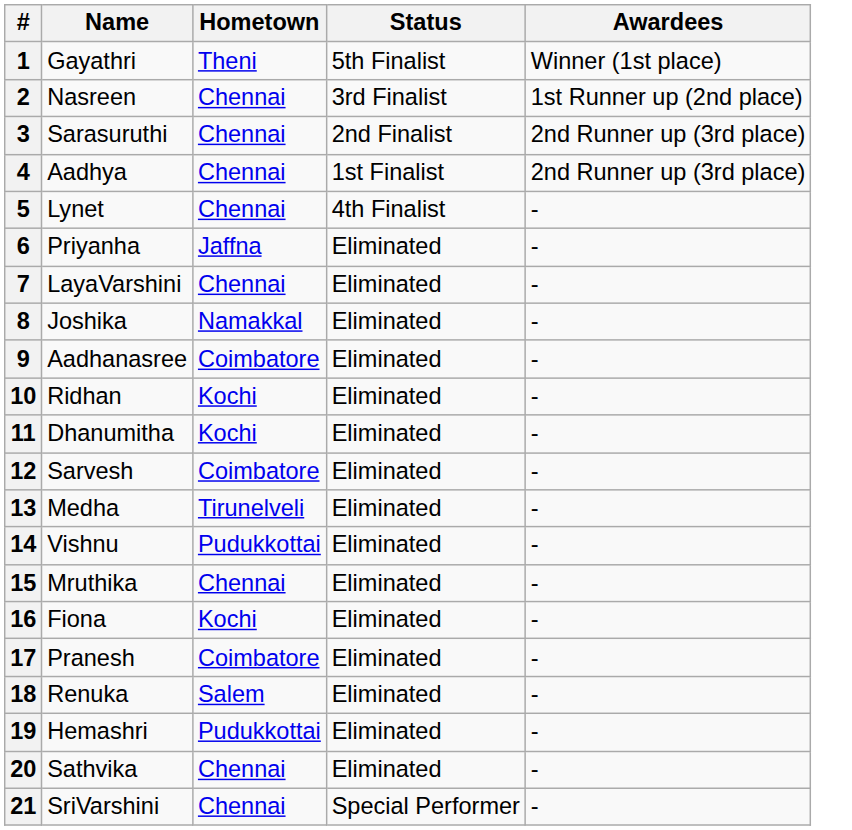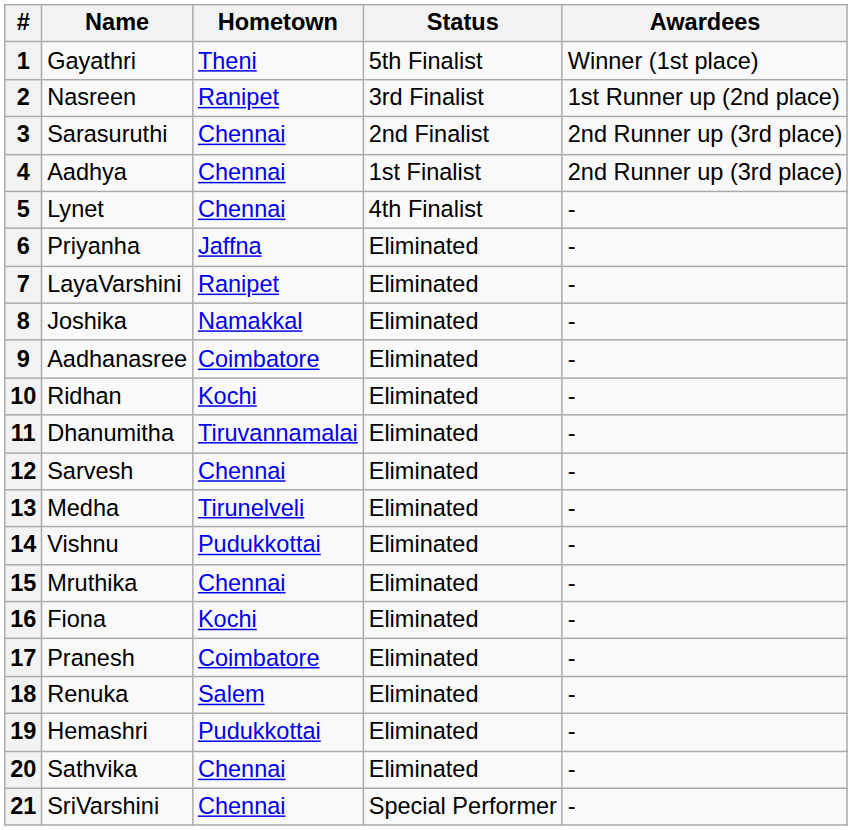(242, 97) Chennai -> (238, 97) Ranipet
(242, 284) Chennai -> (238, 284) Ranipet
(227, 433) Kochi -> (278, 433) Tiruvannamalai
(259, 470) Coimbatore -> (242, 470) Chennai
